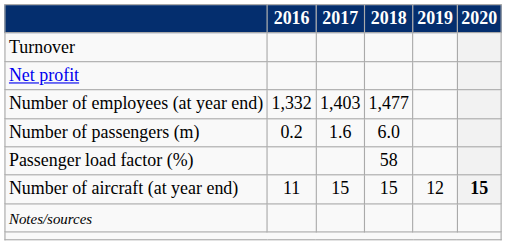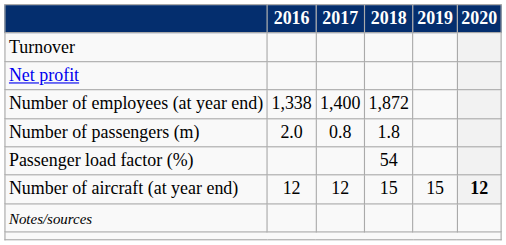(292, 103) 1,332 -> (292, 103) 1,338
(340, 103) 1,403 -> (340, 103) 1,400
(389, 103) 1,477 -> (389, 103) 1,872
(292, 132) 0.2 -> (292, 132) 2.0
(340, 132) 1.6 -> (340, 132) 0.8
(389, 132) 6.0 -> (389, 132) 1.8
(389, 160) 58 -> (389, 160) 54
(292, 189) 11 -> (292, 189) 12
(340, 189) 15 -> (340, 189) 12
(435, 189) 12 -> (435, 189) 15
(479, 189) 15 -> (479, 189) 12
